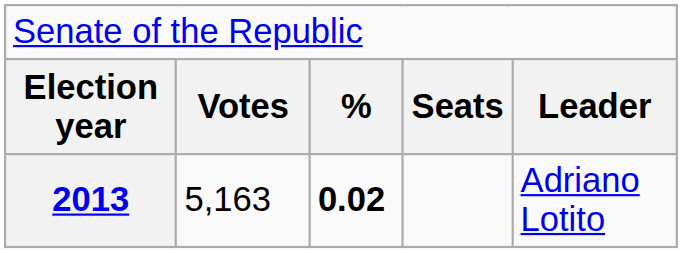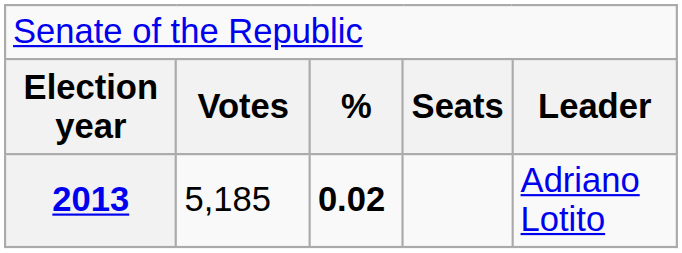(228, 199) 5,163 -> (228, 199) 5,185
